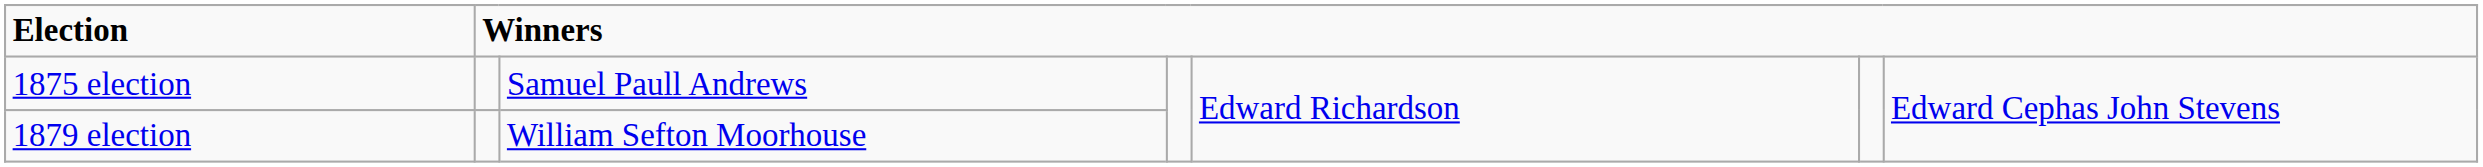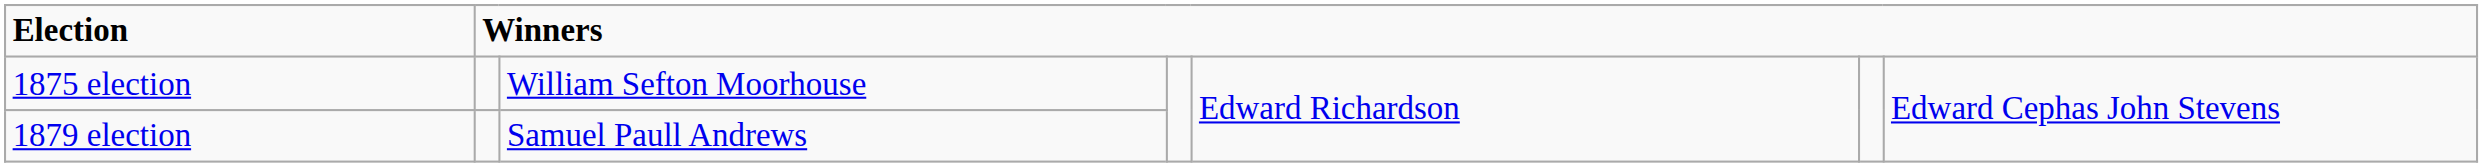(657, 82) Samuel Paull Andrews -> (687, 82) William Sefton Moorhouse
(687, 135) William Sefton Moorhouse -> (657, 135) Samuel Paull Andrews
